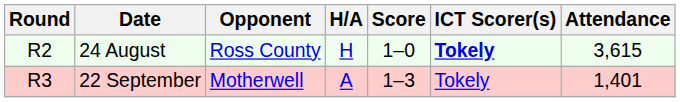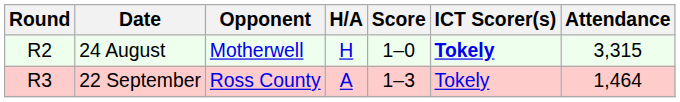(265, 50) Ross County -> (257, 50) Motherwell
(618, 50) 3,615 -> (618, 50) 3,315
(257, 81) Motherwell -> (265, 81) Ross County
(618, 81) 1,401 -> (618, 81) 1,464
